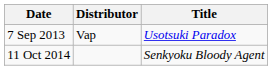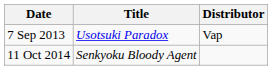columns swapped: (204, 14) <-> (107, 14)
